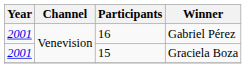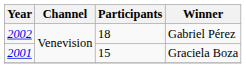(20, 33) 2001 -> (20, 33) 2002
(104, 33) 16 -> (104, 33) 18
